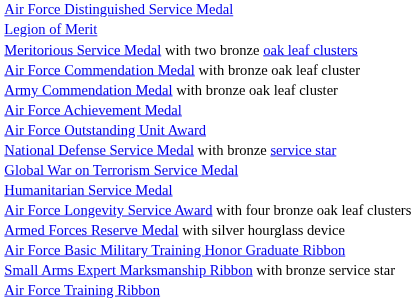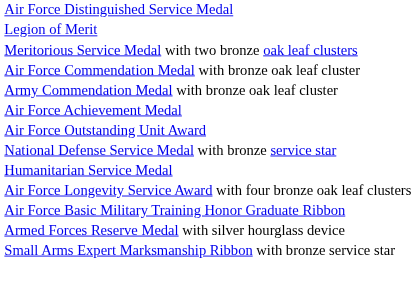- row: (121, 170)
rows swapped: (175, 230) <-> (175, 250)
- row: (82, 290)
